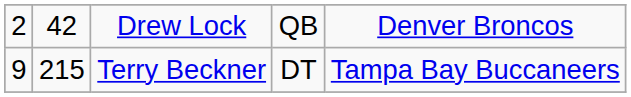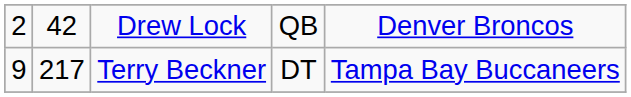(62, 69) 215 -> (62, 69) 217
